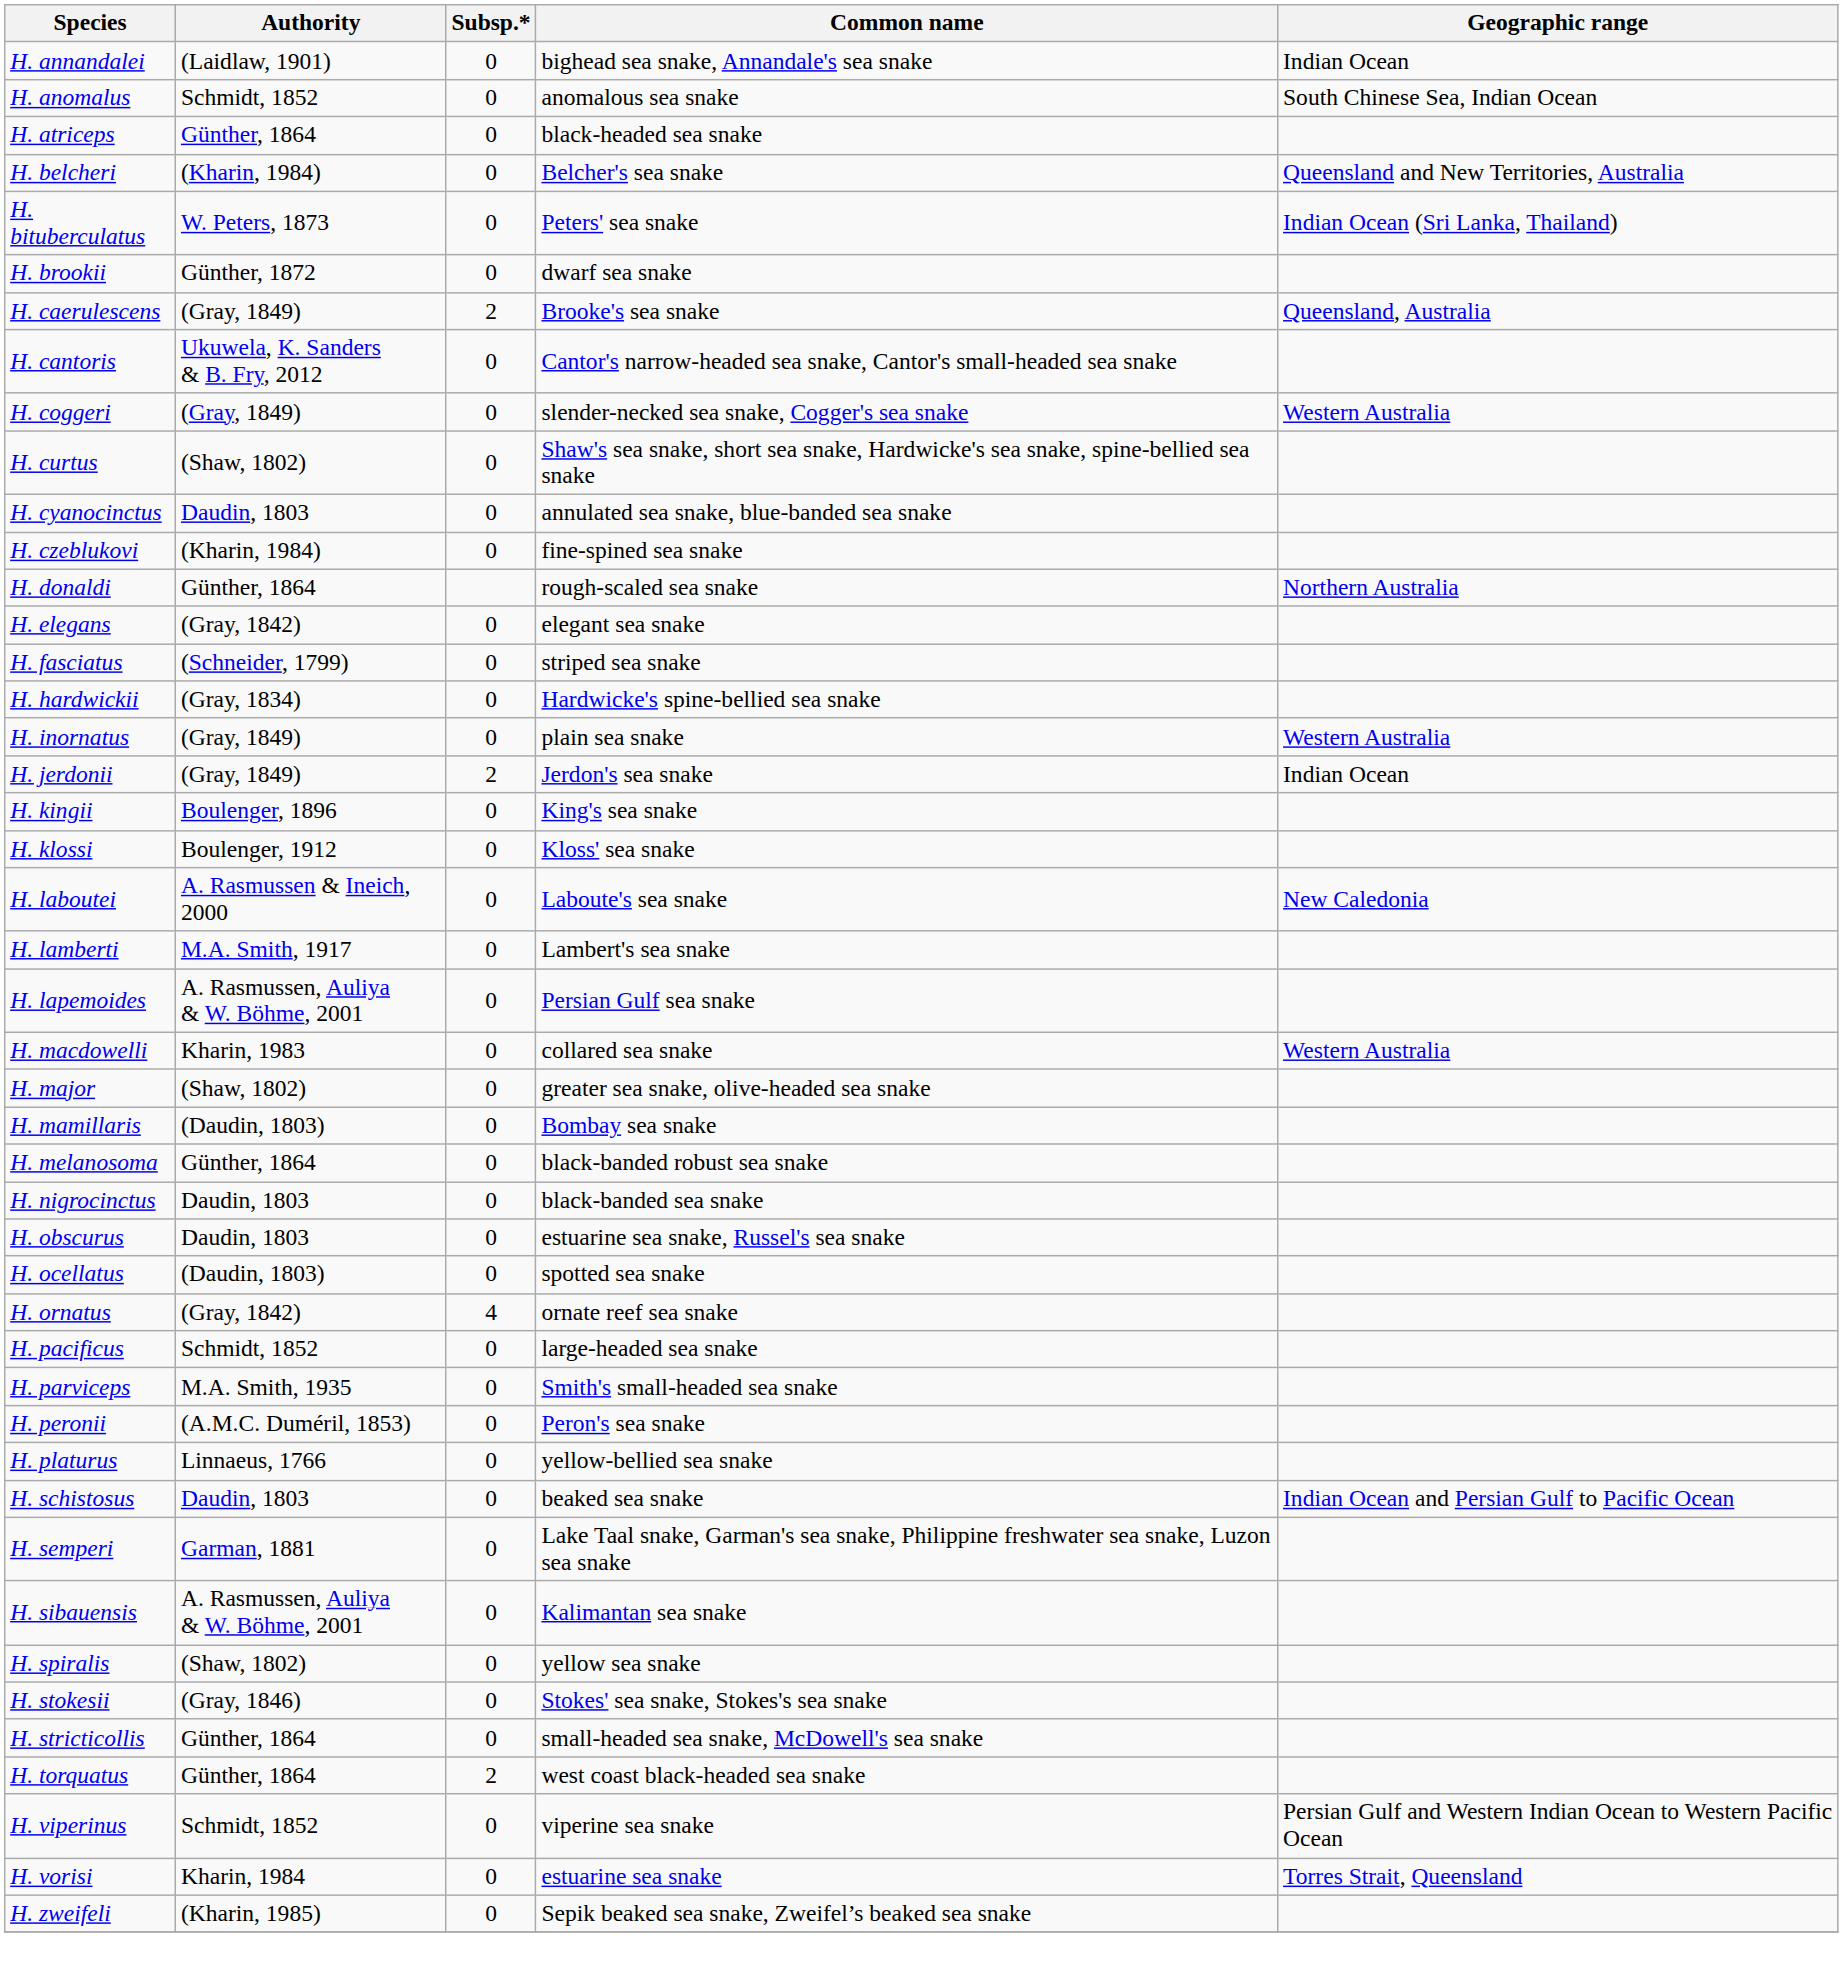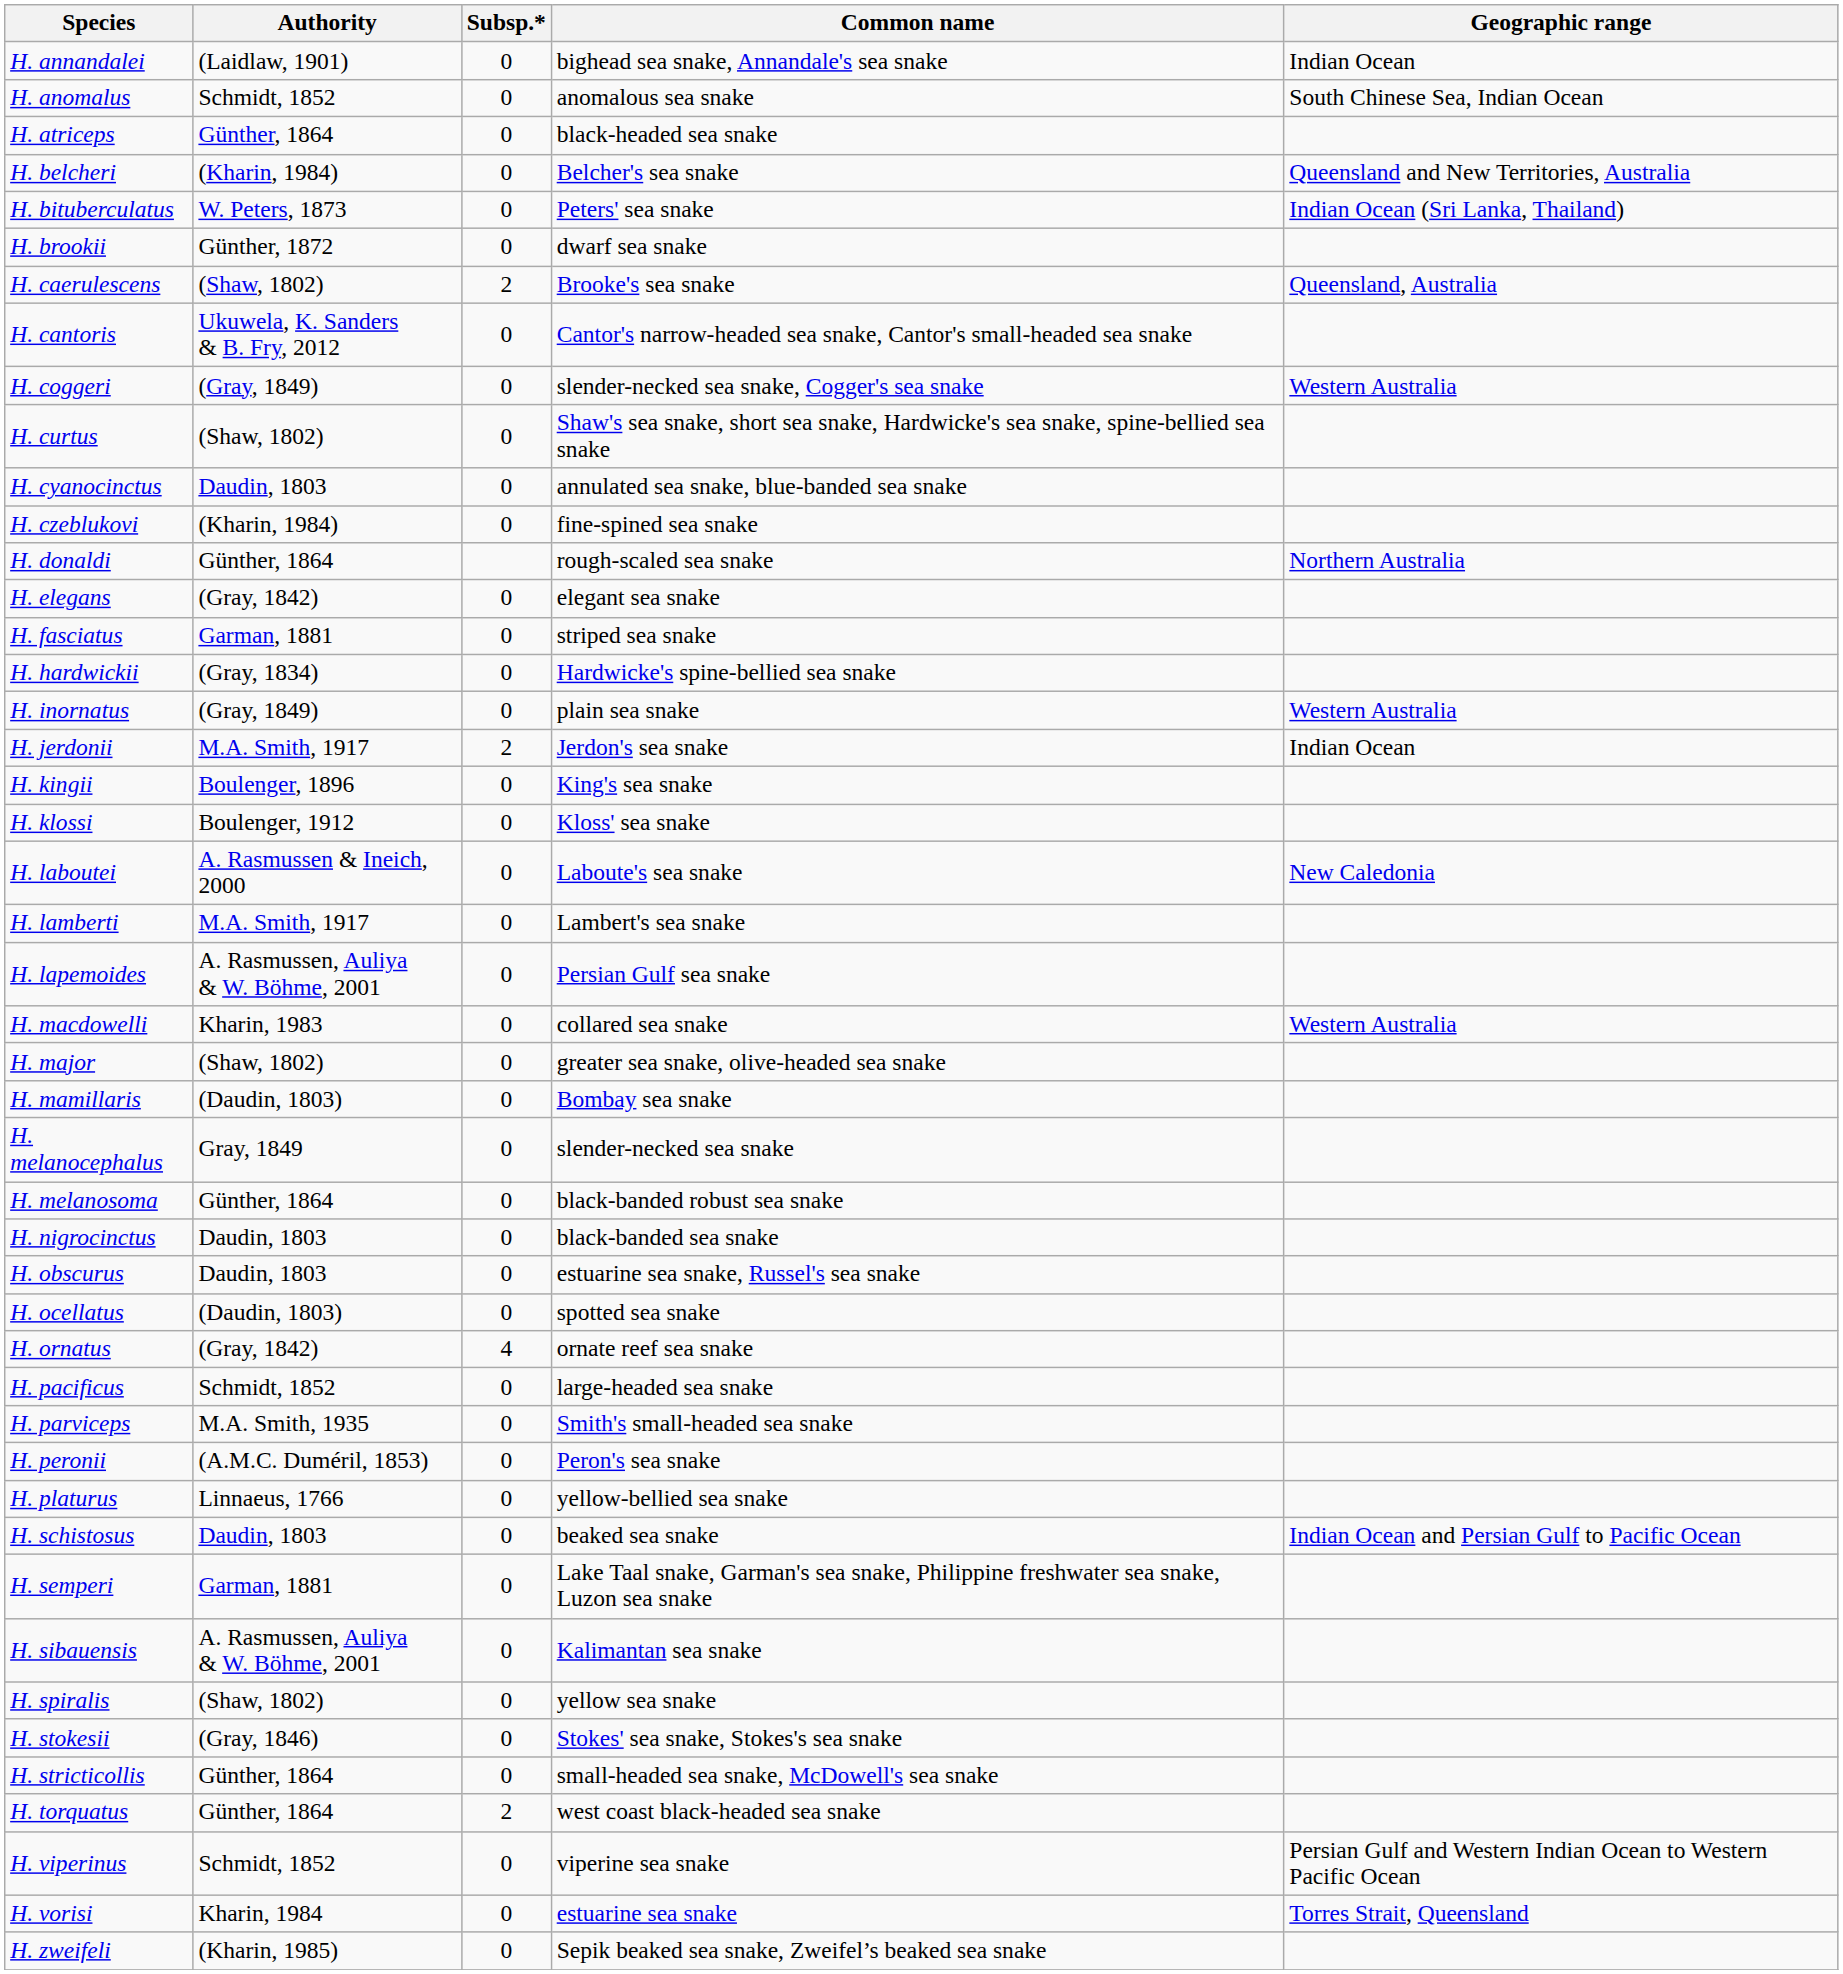(241, 310) (Gray, 1849) -> (261, 284) (Shaw, 1802)
(265, 662) (Schneider, 1799) -> (266, 635) Garman, 1881
(241, 773) (Gray, 1849) -> (284, 747) M.A. Smith, 1917
+ row: (87, 1149)
